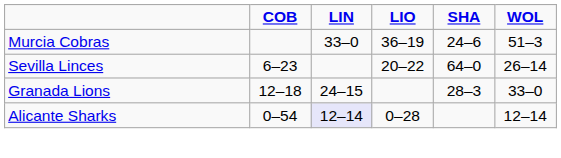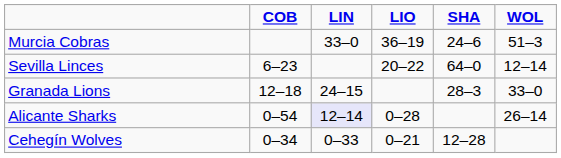(525, 66) 26–14 -> (525, 66) 12–14
(525, 115) 12–14 -> (525, 115) 26–14
+ row: (65, 140)
